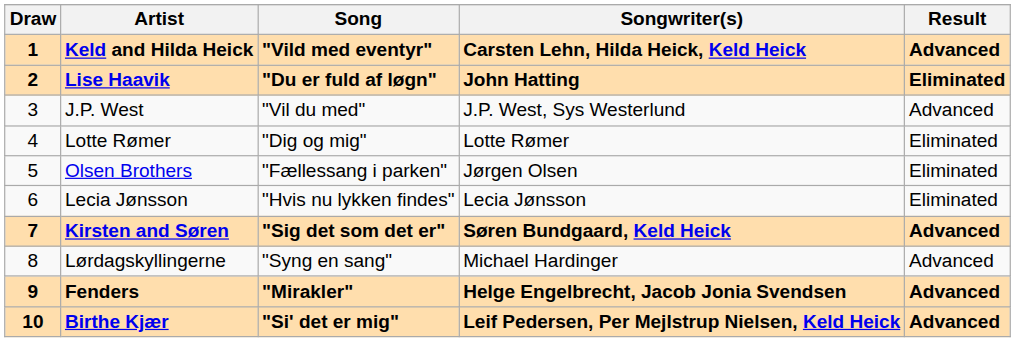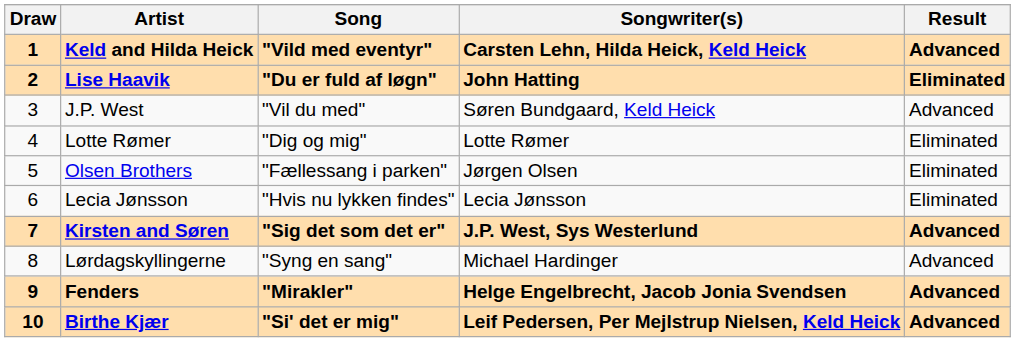(574, 110) J.P. West, Sys Westerlund -> (589, 110) Søren Bundgaard, Keld Heick
(597, 230) Søren Bundgaard, Keld Heick -> (581, 230) J.P. West, Sys Westerlund
